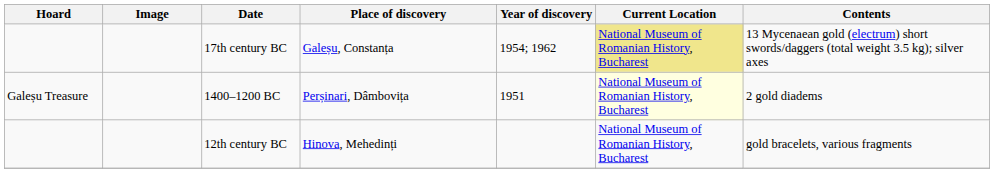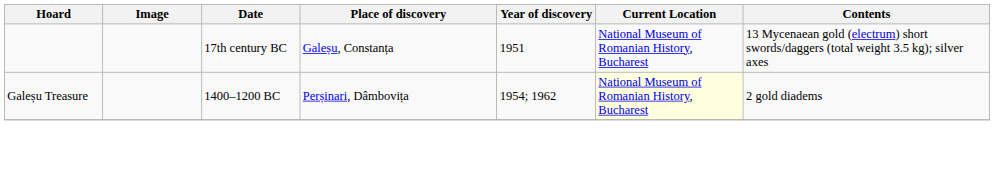(528, 48) 1954; 1962 -> (512, 48) 1951
(650, 48) khaki background -> (650, 48) no background
(512, 96) 1951 -> (528, 96) 1954; 1962
- row: (246, 143)
